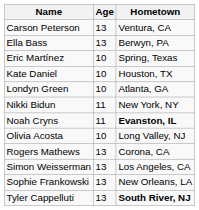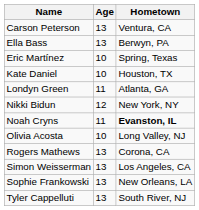(101, 89) 10 -> (101, 89) 11
(101, 105) 11 -> (101, 105) 12
(154, 197) bold -> (152, 197) normal
